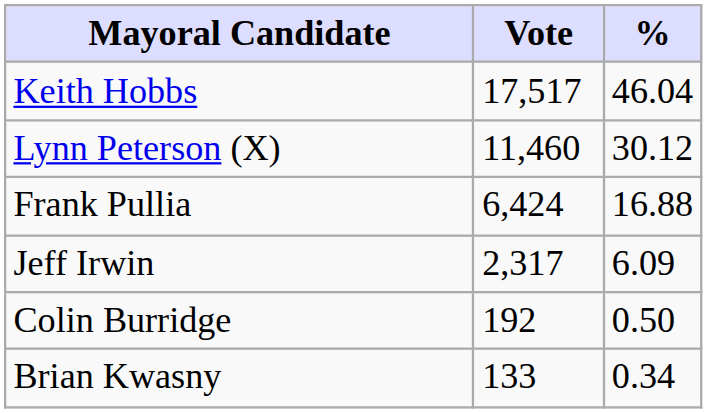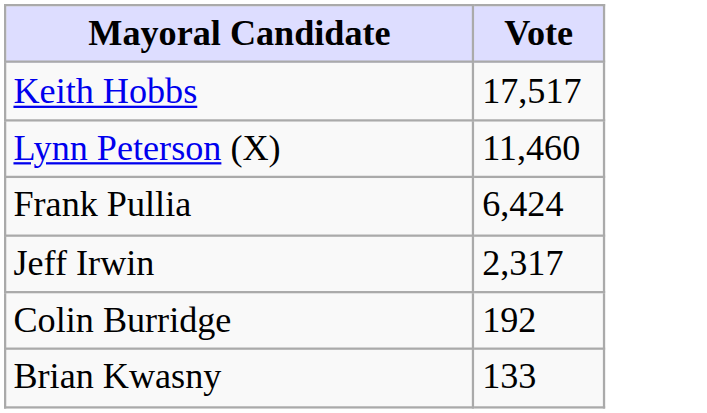- column: (652, 33)
